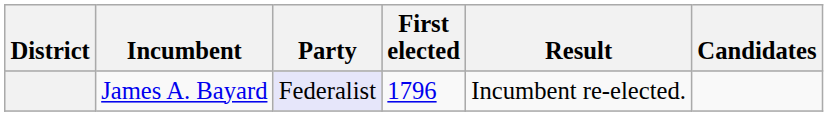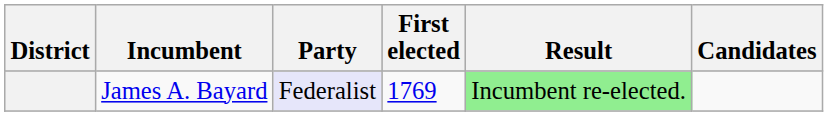(412, 90) 1796 -> (412, 90) 1769
(579, 90) no background -> (579, 90) lightgreen background
